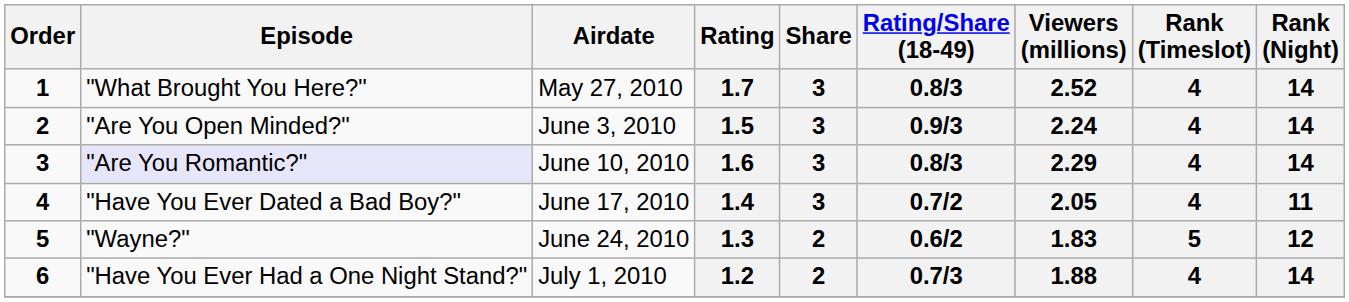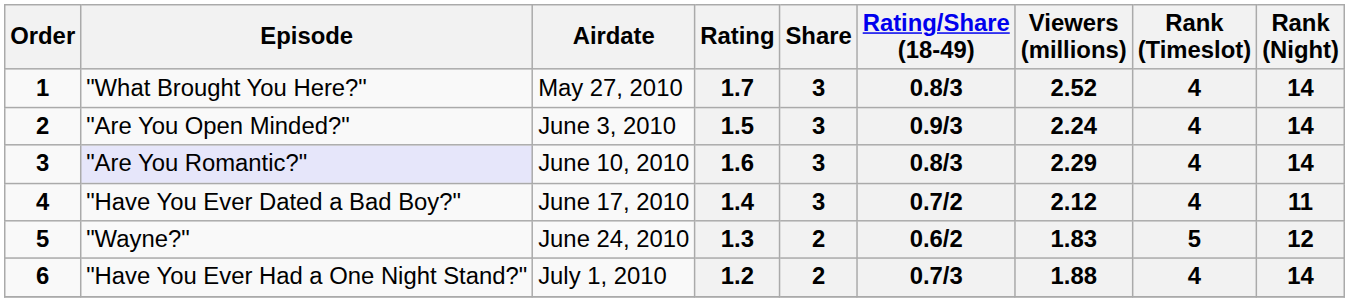(1074, 201) 2.05 -> (1074, 201) 2.12
